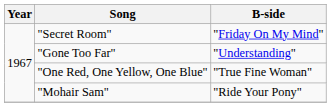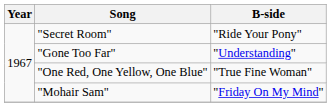(268, 33) "Friday On My Mind" -> (258, 33) "Ride Your Pony"
(258, 92) "Ride Your Pony" -> (268, 92) "Friday On My Mind"
